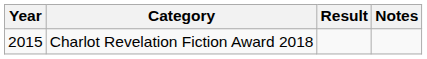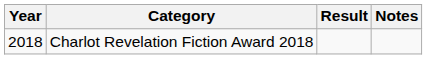(25, 41) 2015 -> (25, 41) 2018
